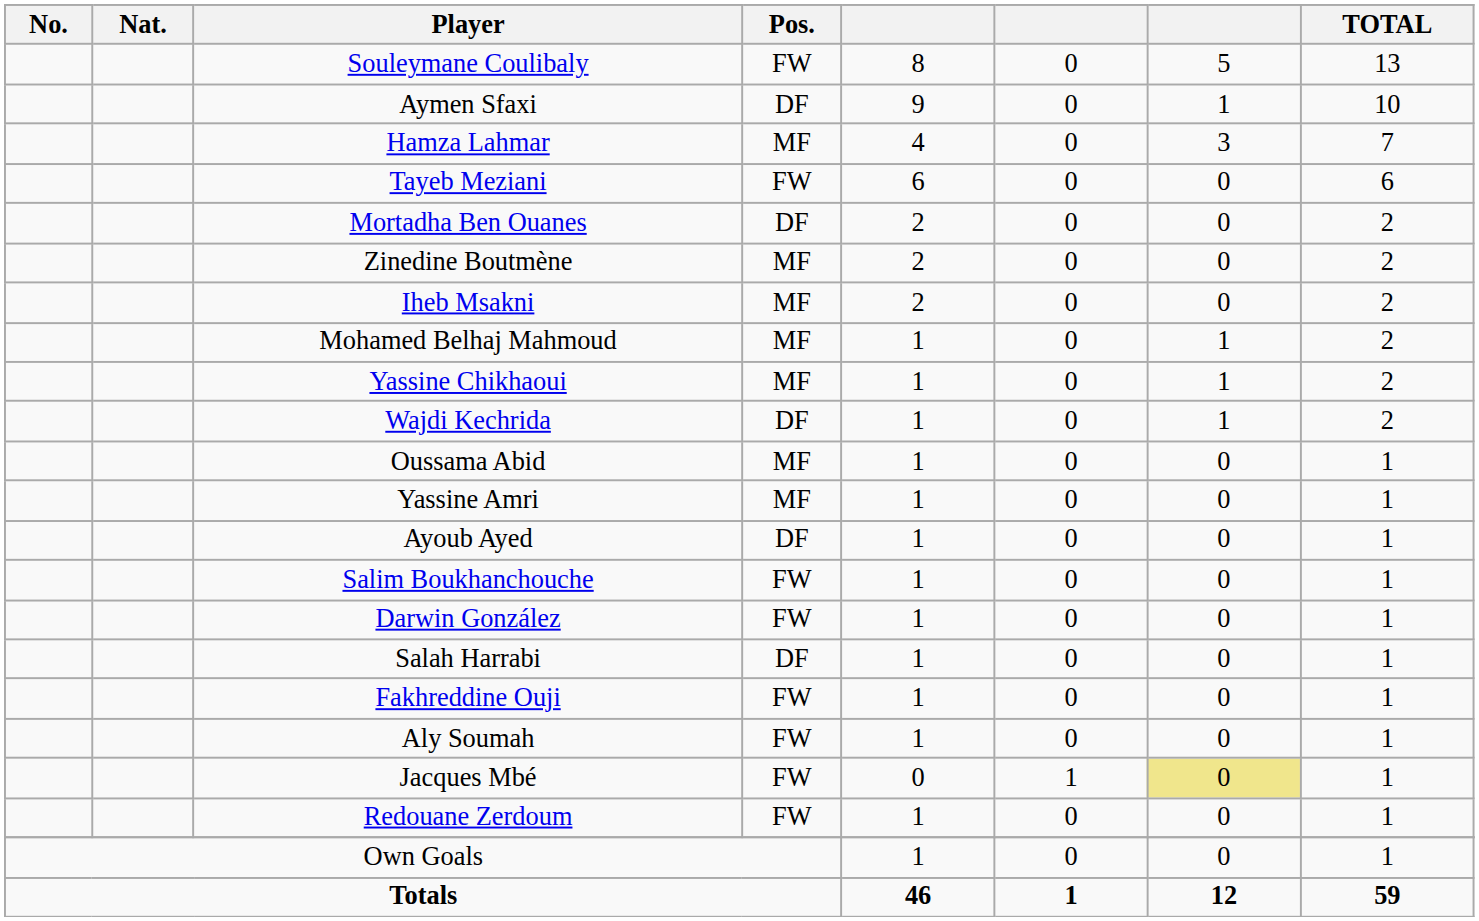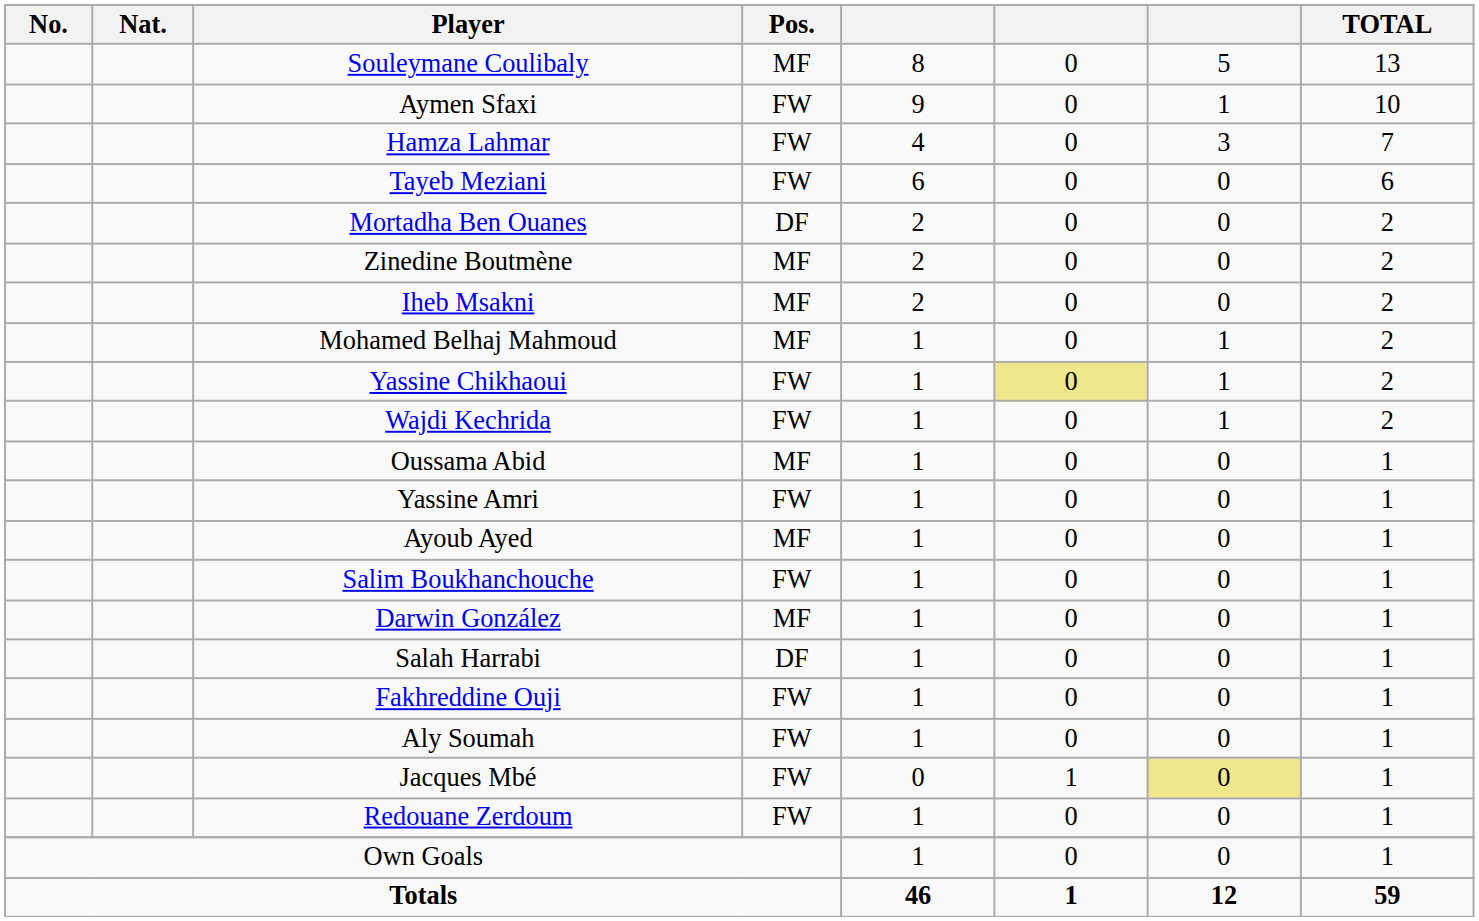(792, 63) FW -> (792, 63) MF
(792, 103) DF -> (792, 103) FW
(792, 142) MF -> (792, 142) FW
(792, 380) MF -> (792, 380) FW
(1071, 380) no background -> (1071, 380) khaki background
(792, 420) DF -> (792, 420) FW
(792, 499) MF -> (792, 499) FW
(792, 539) DF -> (792, 539) MF
(792, 618) FW -> (792, 618) MF
